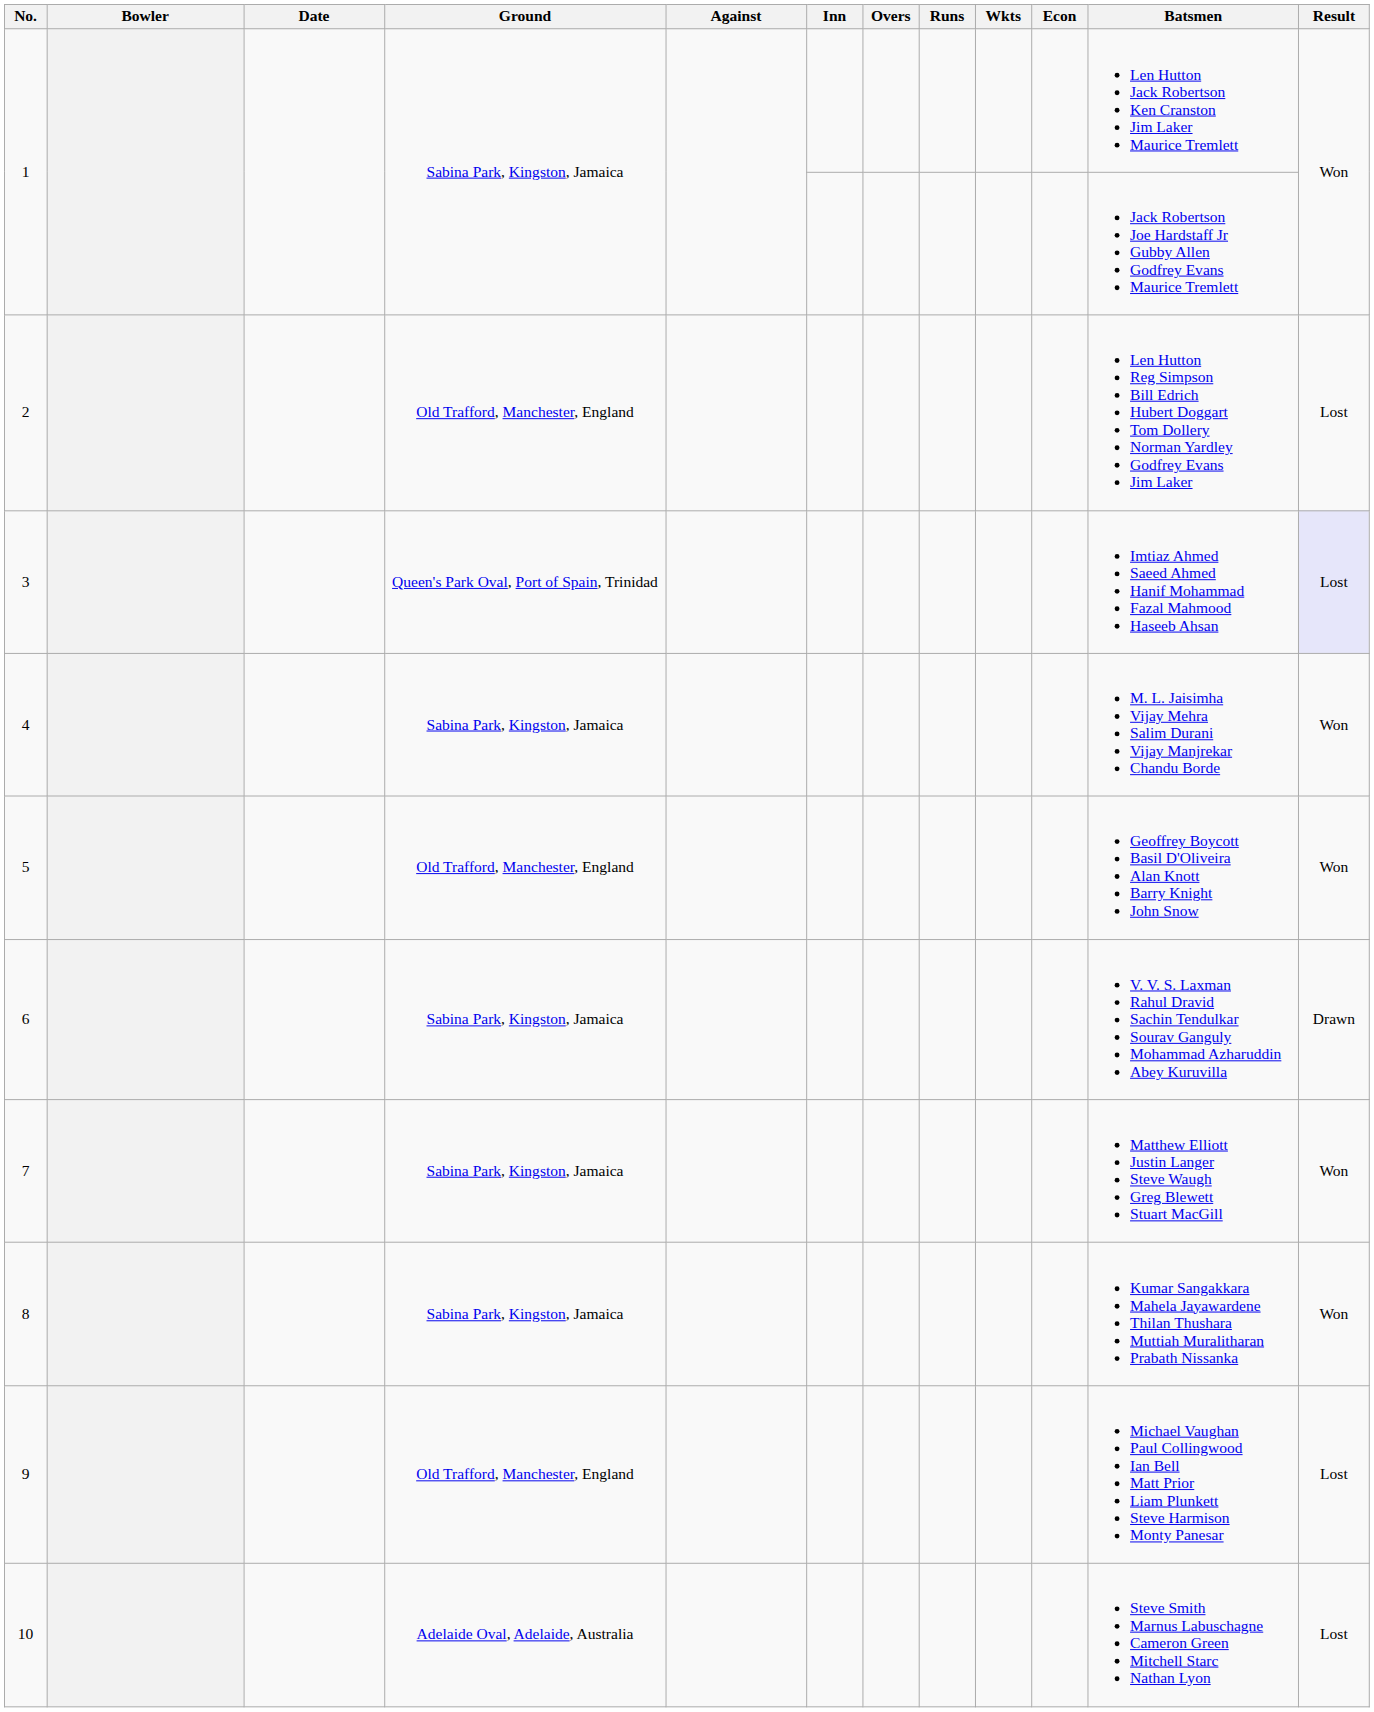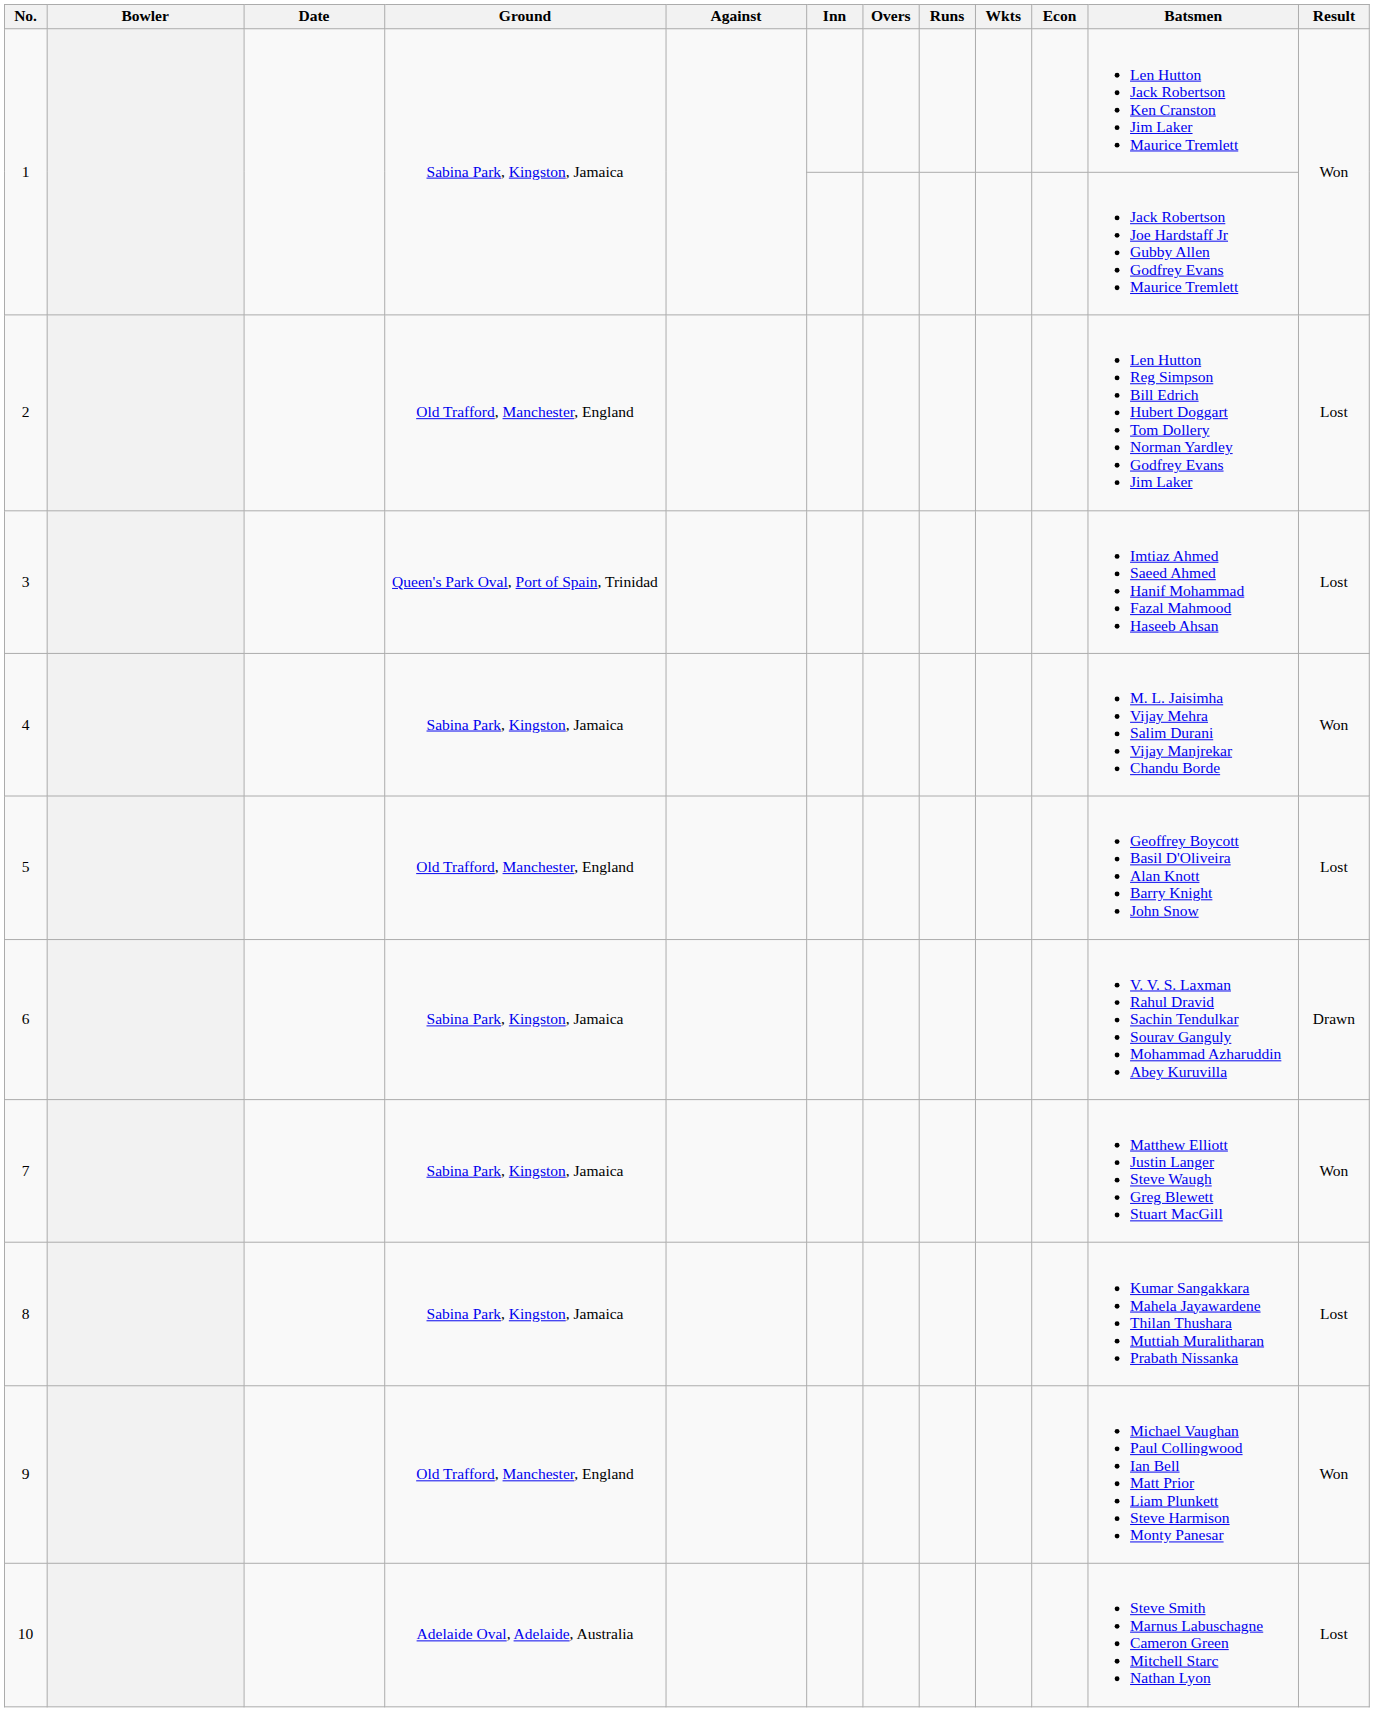(1334, 581) lavender background -> (1334, 581) no background
(1334, 867) Won -> (1334, 867) Lost
(1334, 1314) Won -> (1334, 1314) Lost
(1334, 1474) Lost -> (1334, 1474) Won
